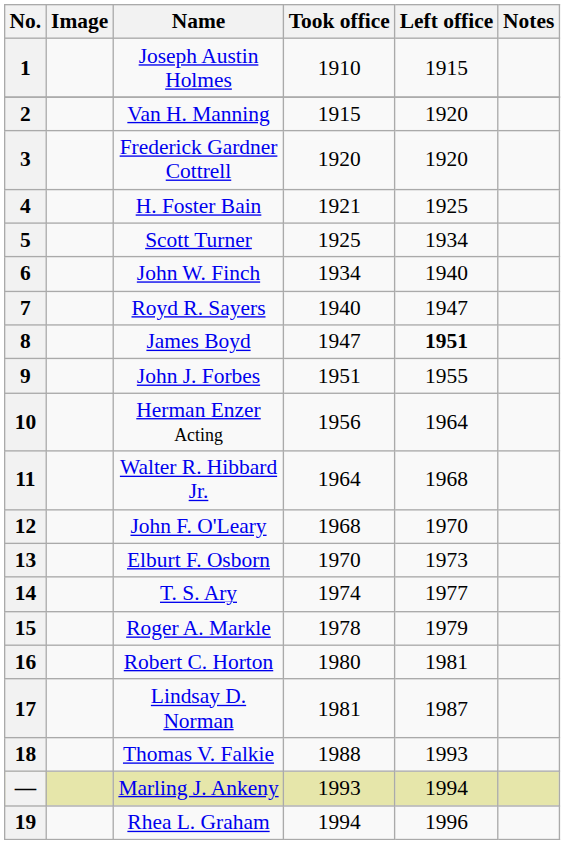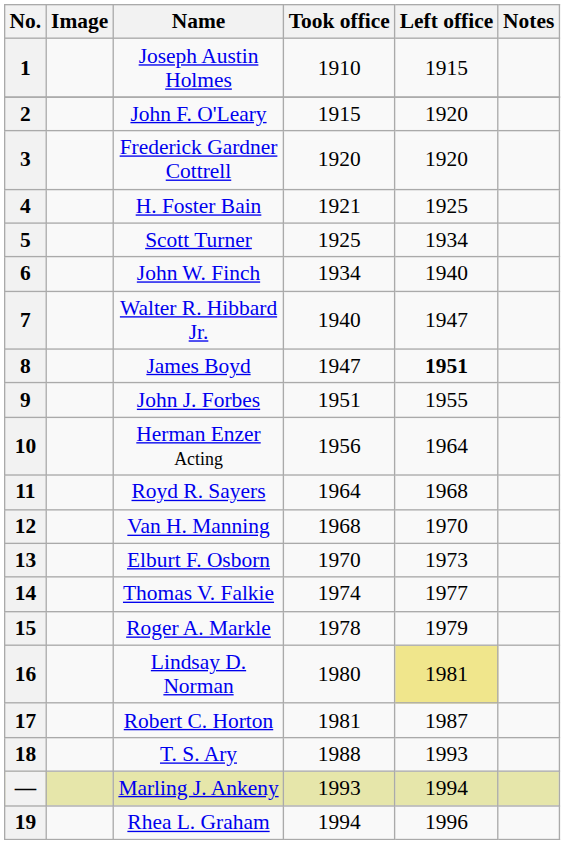(199, 113) Van H. Manning -> (199, 113) John F. O'Leary
(199, 307) Royd R. Sayers -> (199, 319) Walter R. Hibbard Jr.
(199, 479) Walter R. Hibbard Jr. -> (199, 492) Royd R. Sayers
(199, 526) John F. O'Leary -> (199, 526) Van H. Manning
(198, 594) T. S. Ary -> (199, 594) Thomas V. Falkie
(198, 662) Robert C. Horton -> (198, 674) Lindsay D. Norman
(446, 662) no background -> (446, 674) khaki background
(198, 708) Lindsay D. Norman -> (198, 720) Robert C. Horton
(199, 754) Thomas V. Falkie -> (198, 754) T. S. Ary
